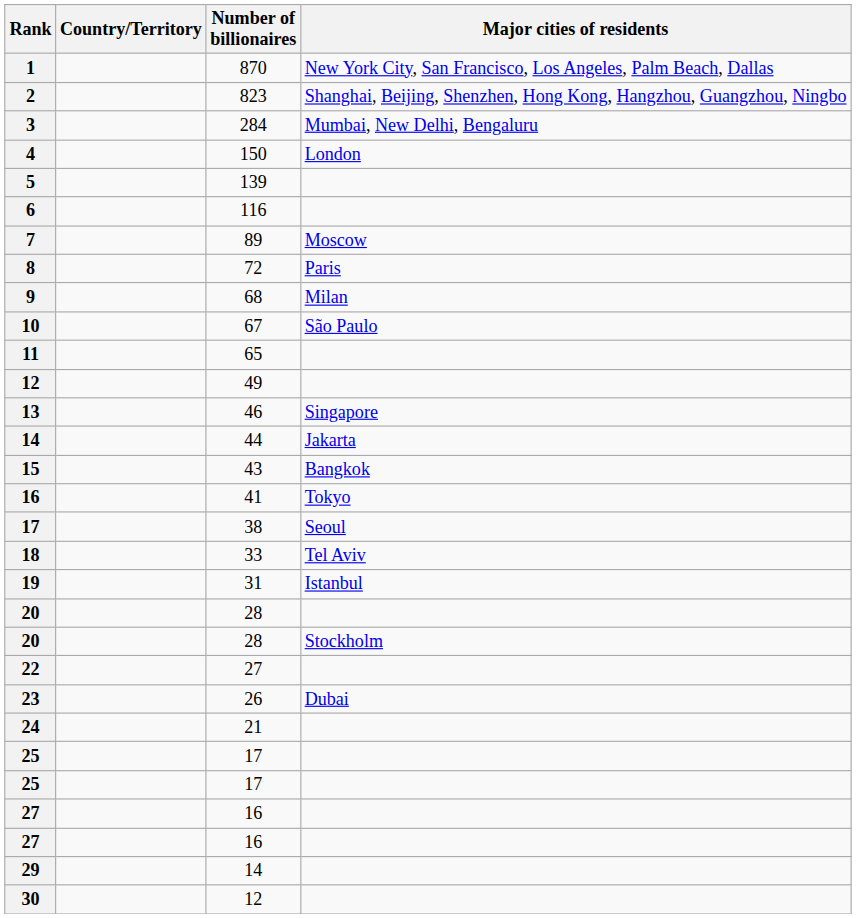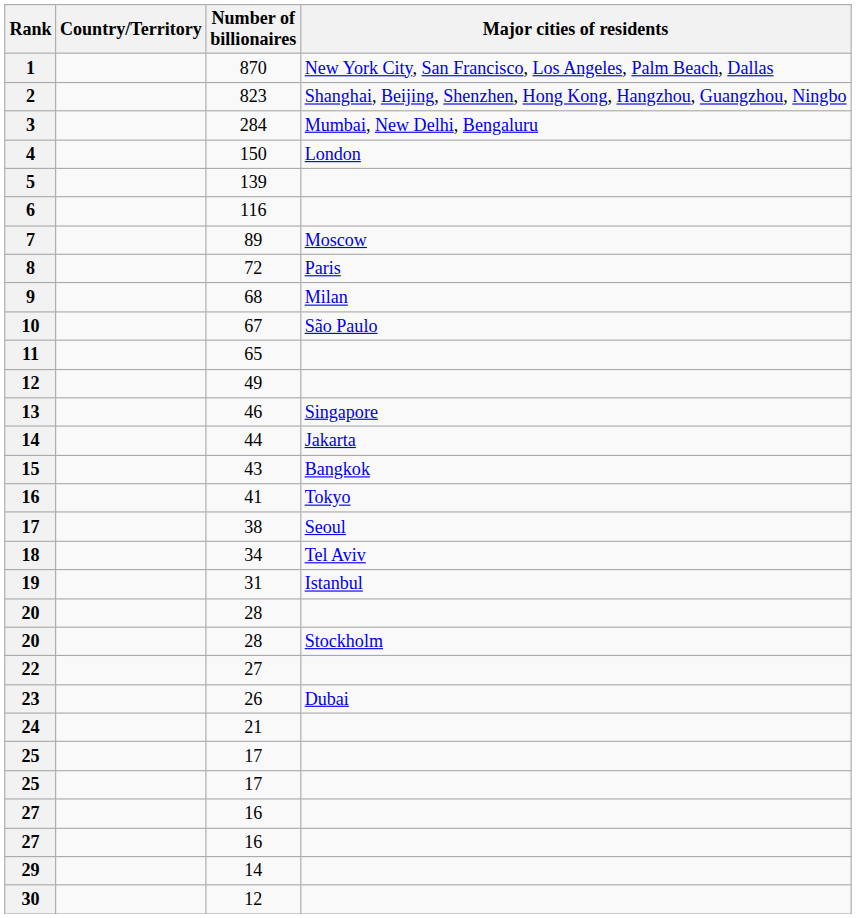(253, 555) 33 -> (253, 555) 34
